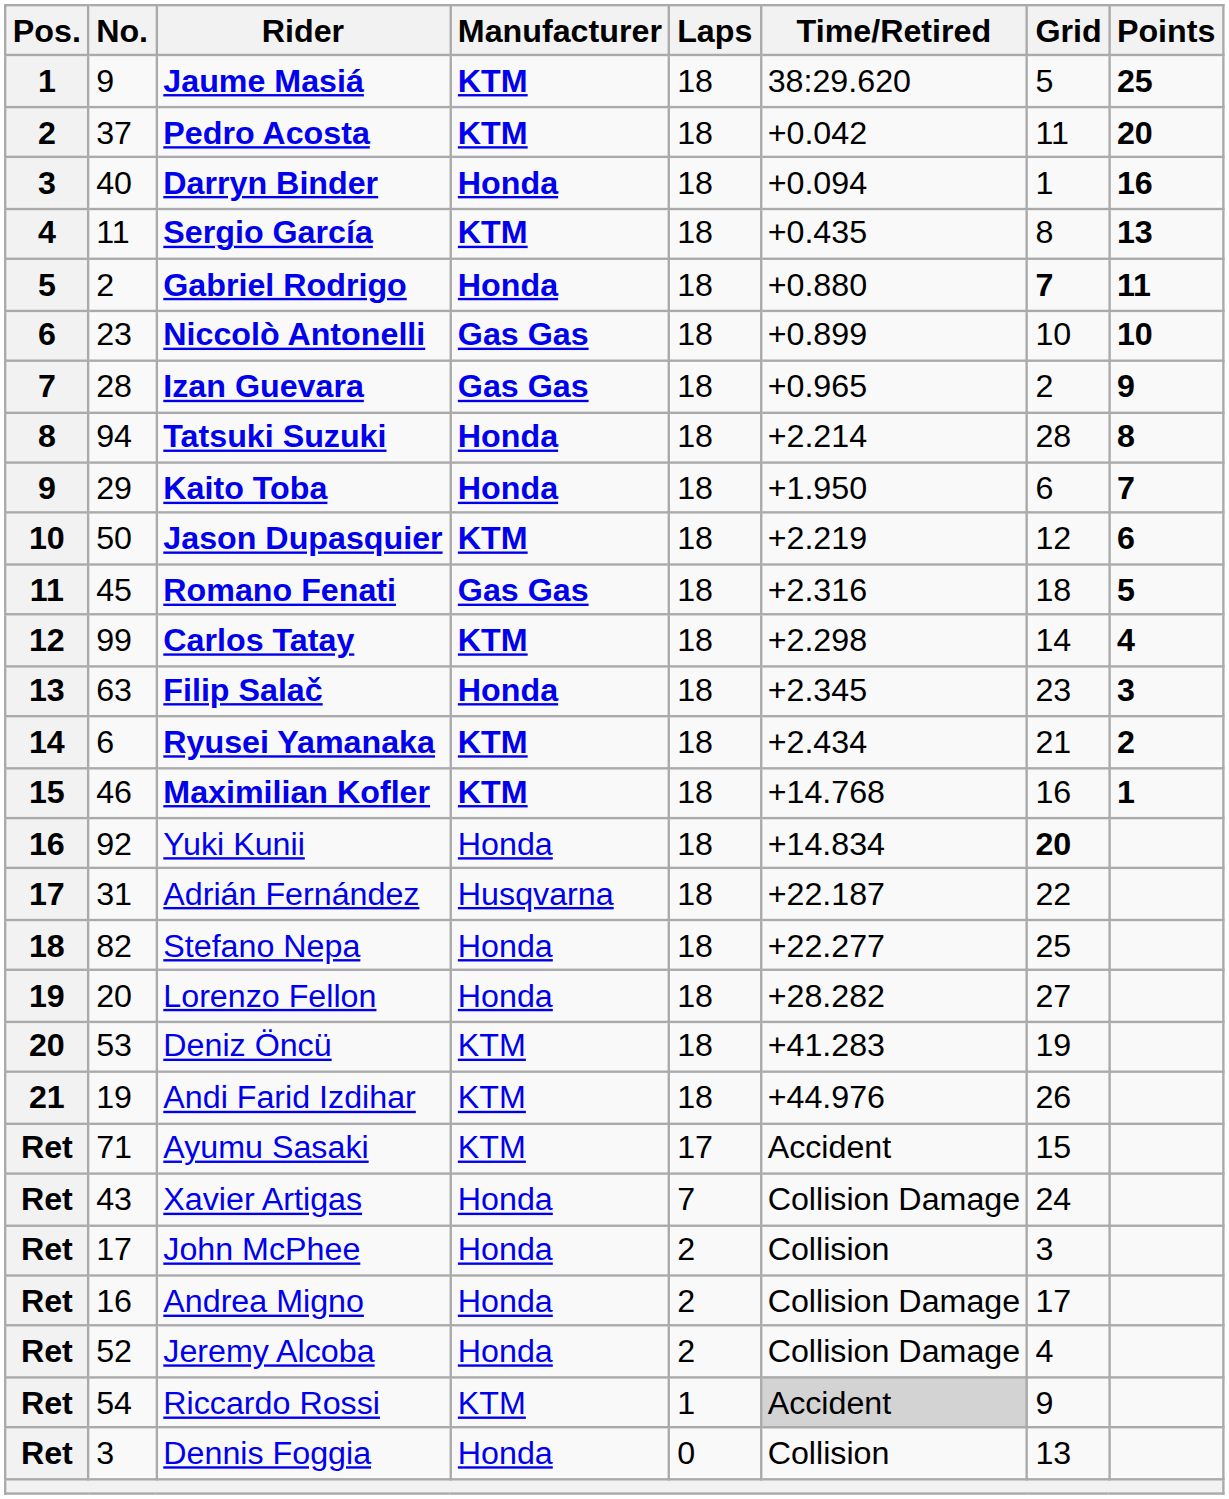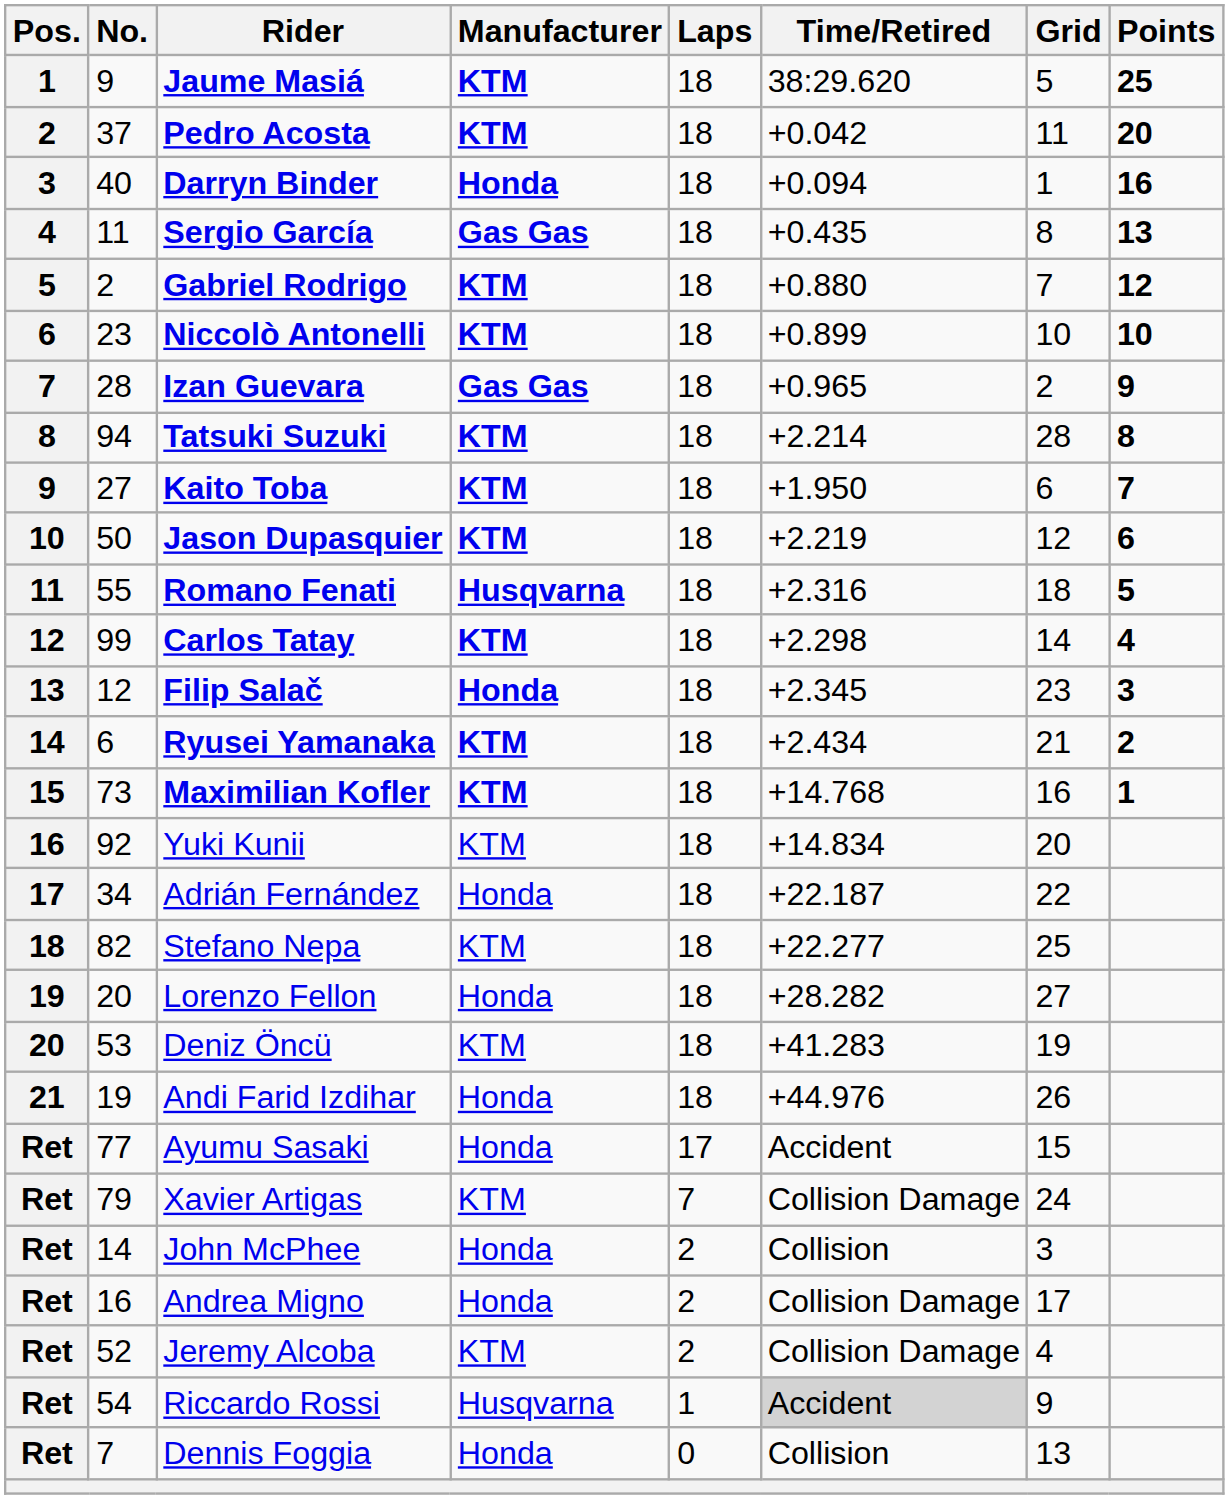(493, 233) KTM -> (523, 233) Gas Gas
(508, 284) Honda -> (493, 284) KTM
(1044, 284) bold -> (1044, 284) normal
(1134, 284) 11 -> (1135, 284) 12
(523, 335) Gas Gas -> (493, 335) KTM
(508, 437) Honda -> (493, 437) KTM
(114, 487) 29 -> (114, 487) 27
(508, 487) Honda -> (493, 487) KTM
(114, 589) 45 -> (114, 589) 55
(523, 589) Gas Gas -> (541, 589) Husqvarna
(114, 691) 63 -> (114, 691) 12
(114, 792) 46 -> (114, 792) 73
(505, 843) Honda -> (492, 843) KTM
(1053, 843) bold -> (1053, 843) normal
(114, 894) 31 -> (114, 894) 34
(536, 894) Husqvarna -> (505, 894) Honda
(505, 945) Honda -> (492, 945) KTM
(492, 1097) KTM -> (505, 1097) Honda
(114, 1148) 71 -> (114, 1148) 77
(492, 1148) KTM -> (505, 1148) Honda
(114, 1199) 43 -> (114, 1199) 79
(505, 1199) Honda -> (492, 1199) KTM
(114, 1250) 17 -> (114, 1250) 14
(505, 1351) Honda -> (492, 1351) KTM
(492, 1402) KTM -> (536, 1402) Husqvarna
(105, 1453) 3 -> (105, 1453) 7
